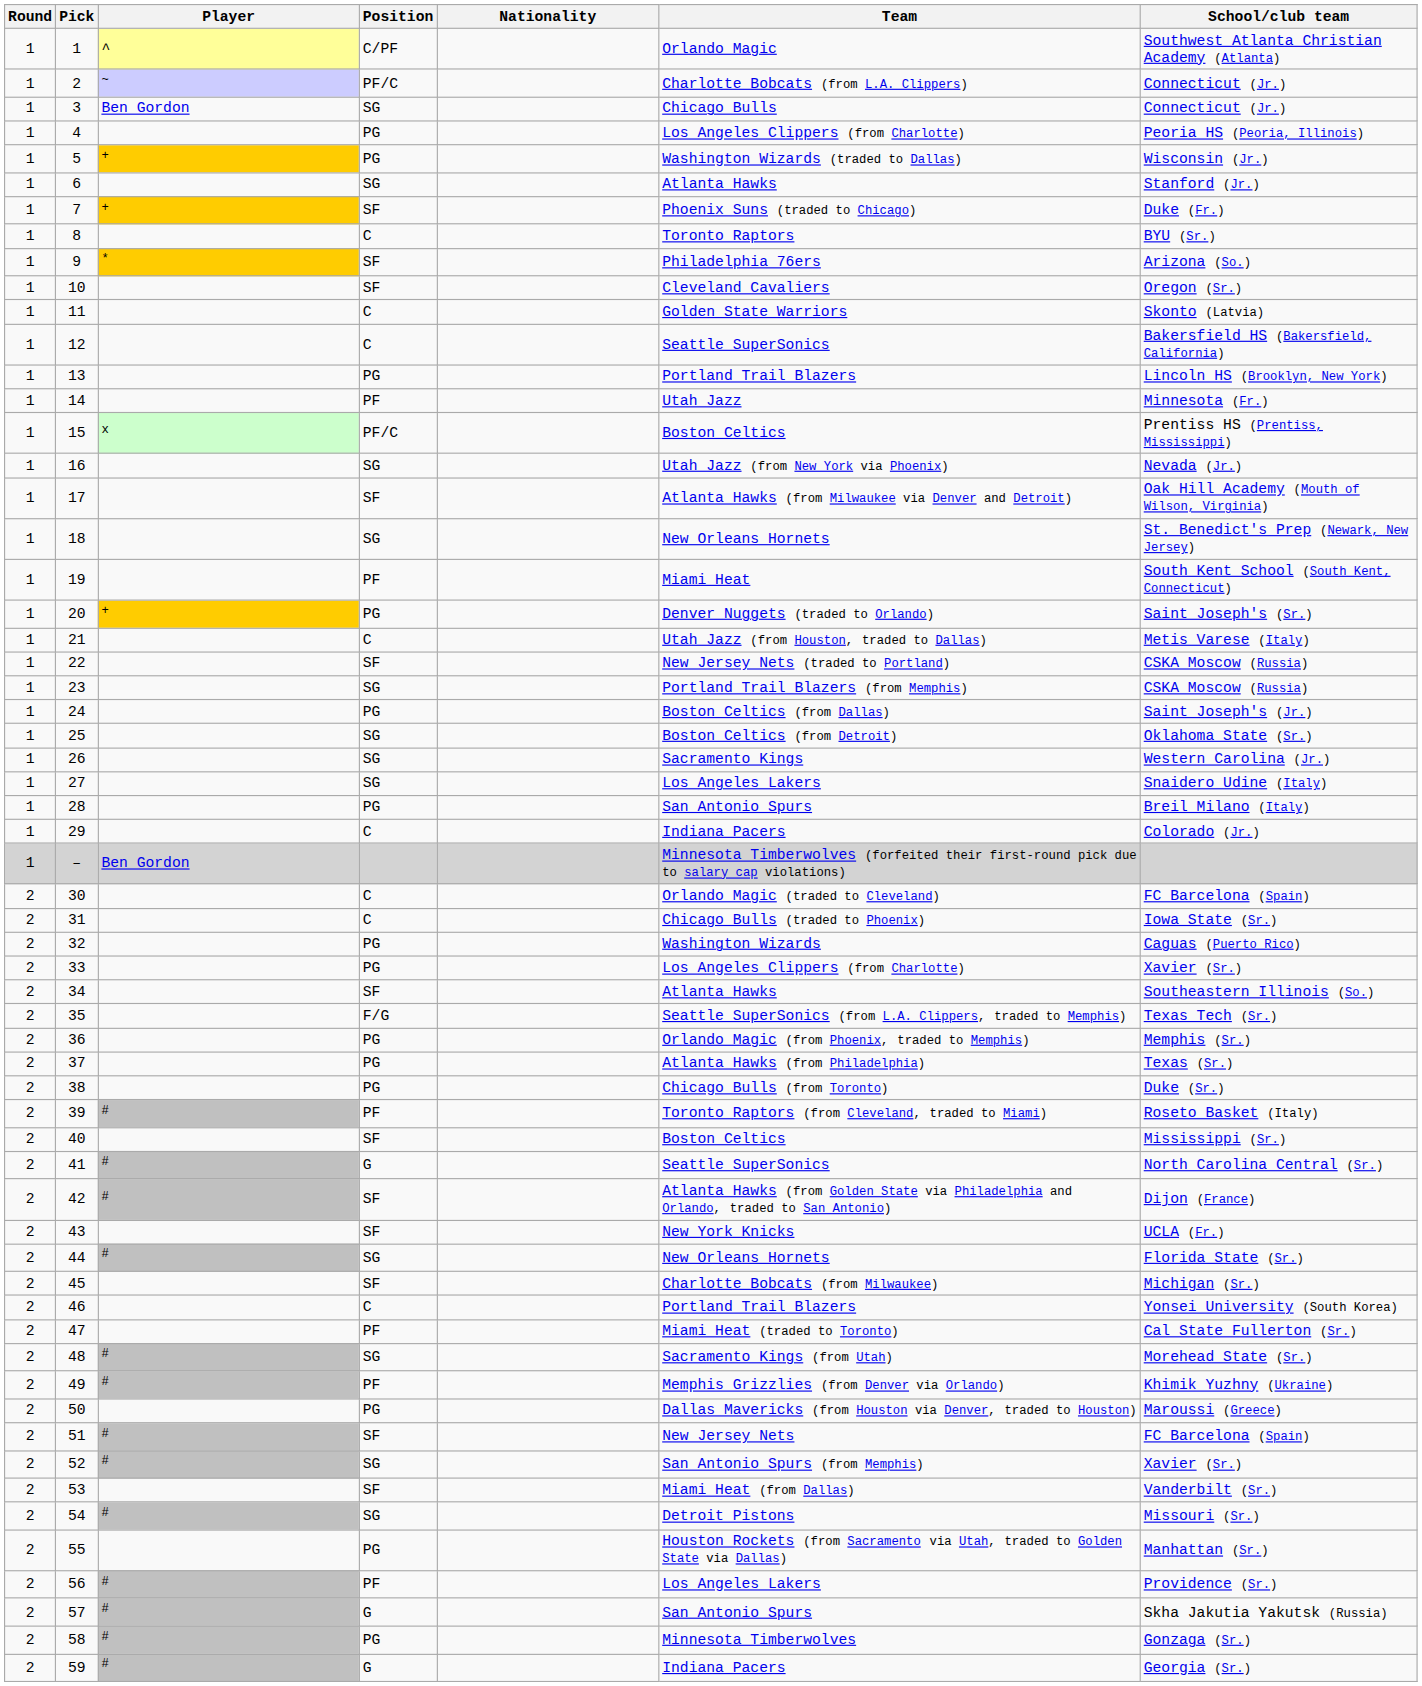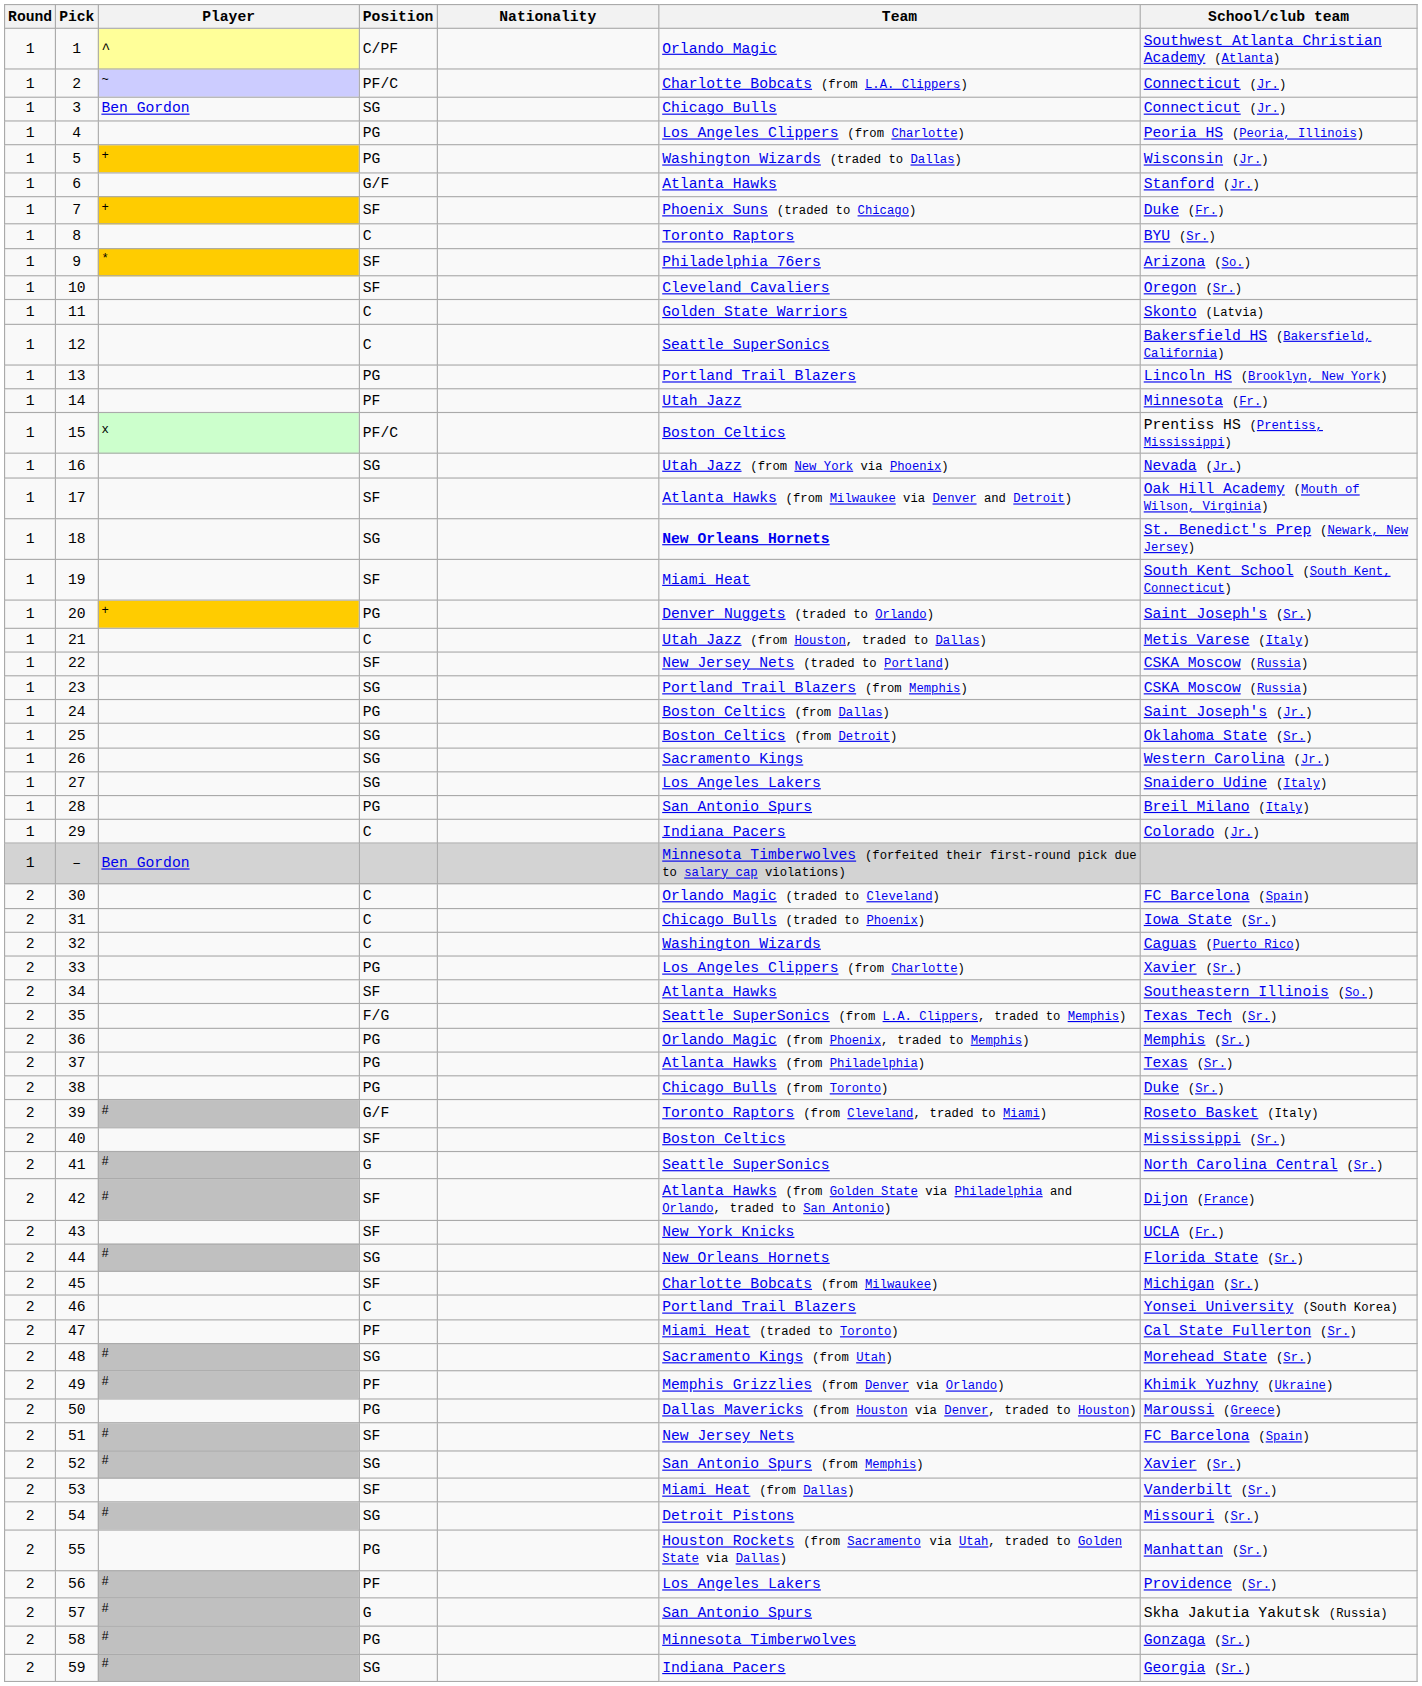(372, 185) SG -> (376, 185) G/F
(746, 539) normal -> (746, 539) bold
(372, 580) PF -> (372, 580) SF
(372, 944) PG -> (367, 944) C
(372, 1114) PF -> (376, 1114) G/F
(367, 1668) G -> (372, 1668) SG
